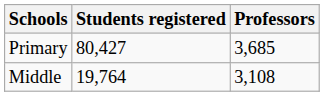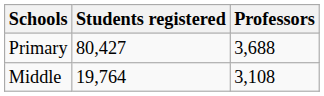(255, 47) 3,685 -> (255, 47) 3,688
